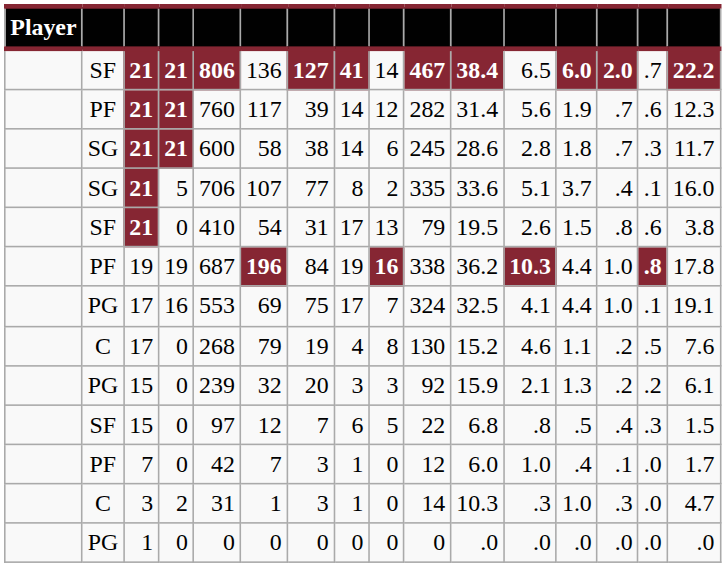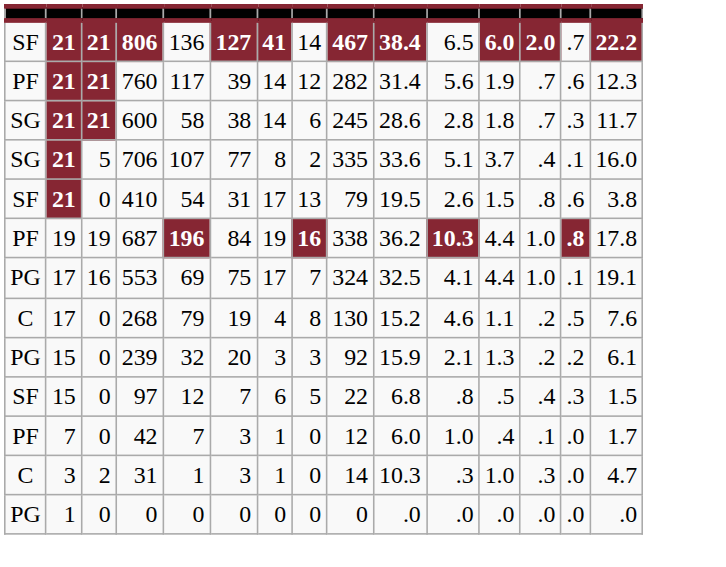- column: (43, 27)
